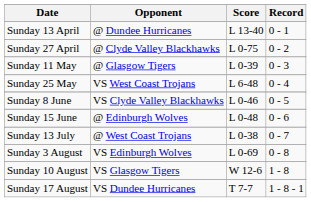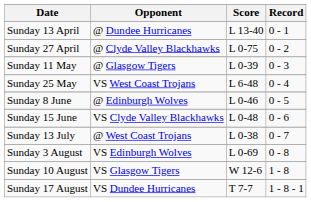(158, 100) VS Clyde Valley Blackhawks -> (140, 100) @ Edinburgh Wolves
(140, 118) @ Edinburgh Wolves -> (158, 118) VS Clyde Valley Blackhawks
